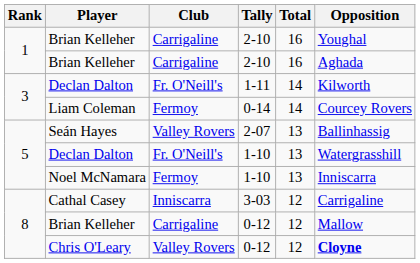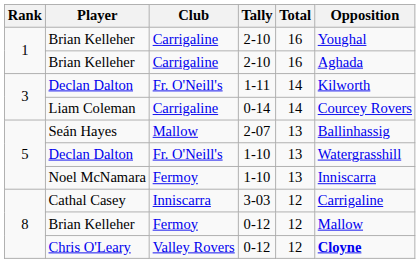(175, 108) Fermoy -> (185, 108) Carrigaline
(194, 131) Valley Rovers -> (175, 131) Mallow
(185, 223) Carrigaline -> (175, 223) Fermoy
